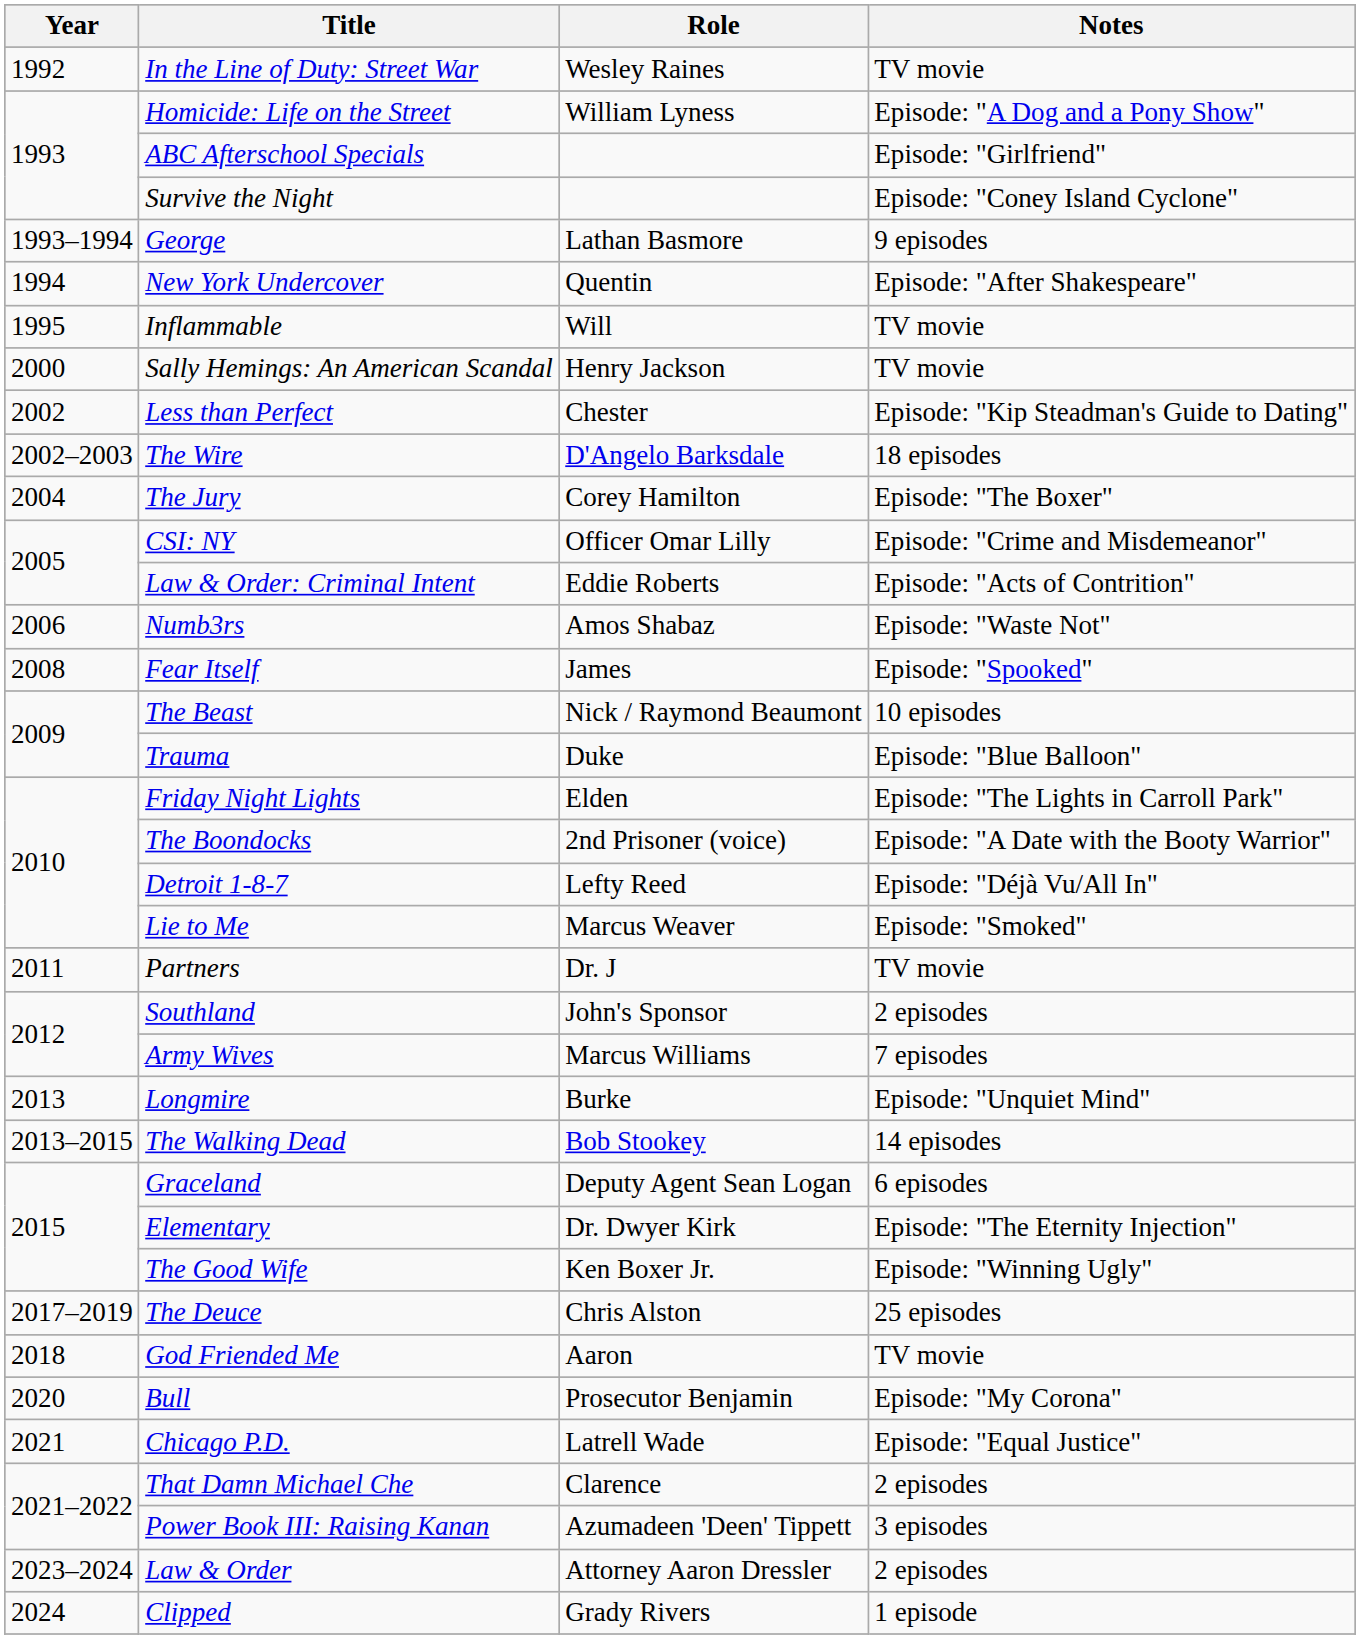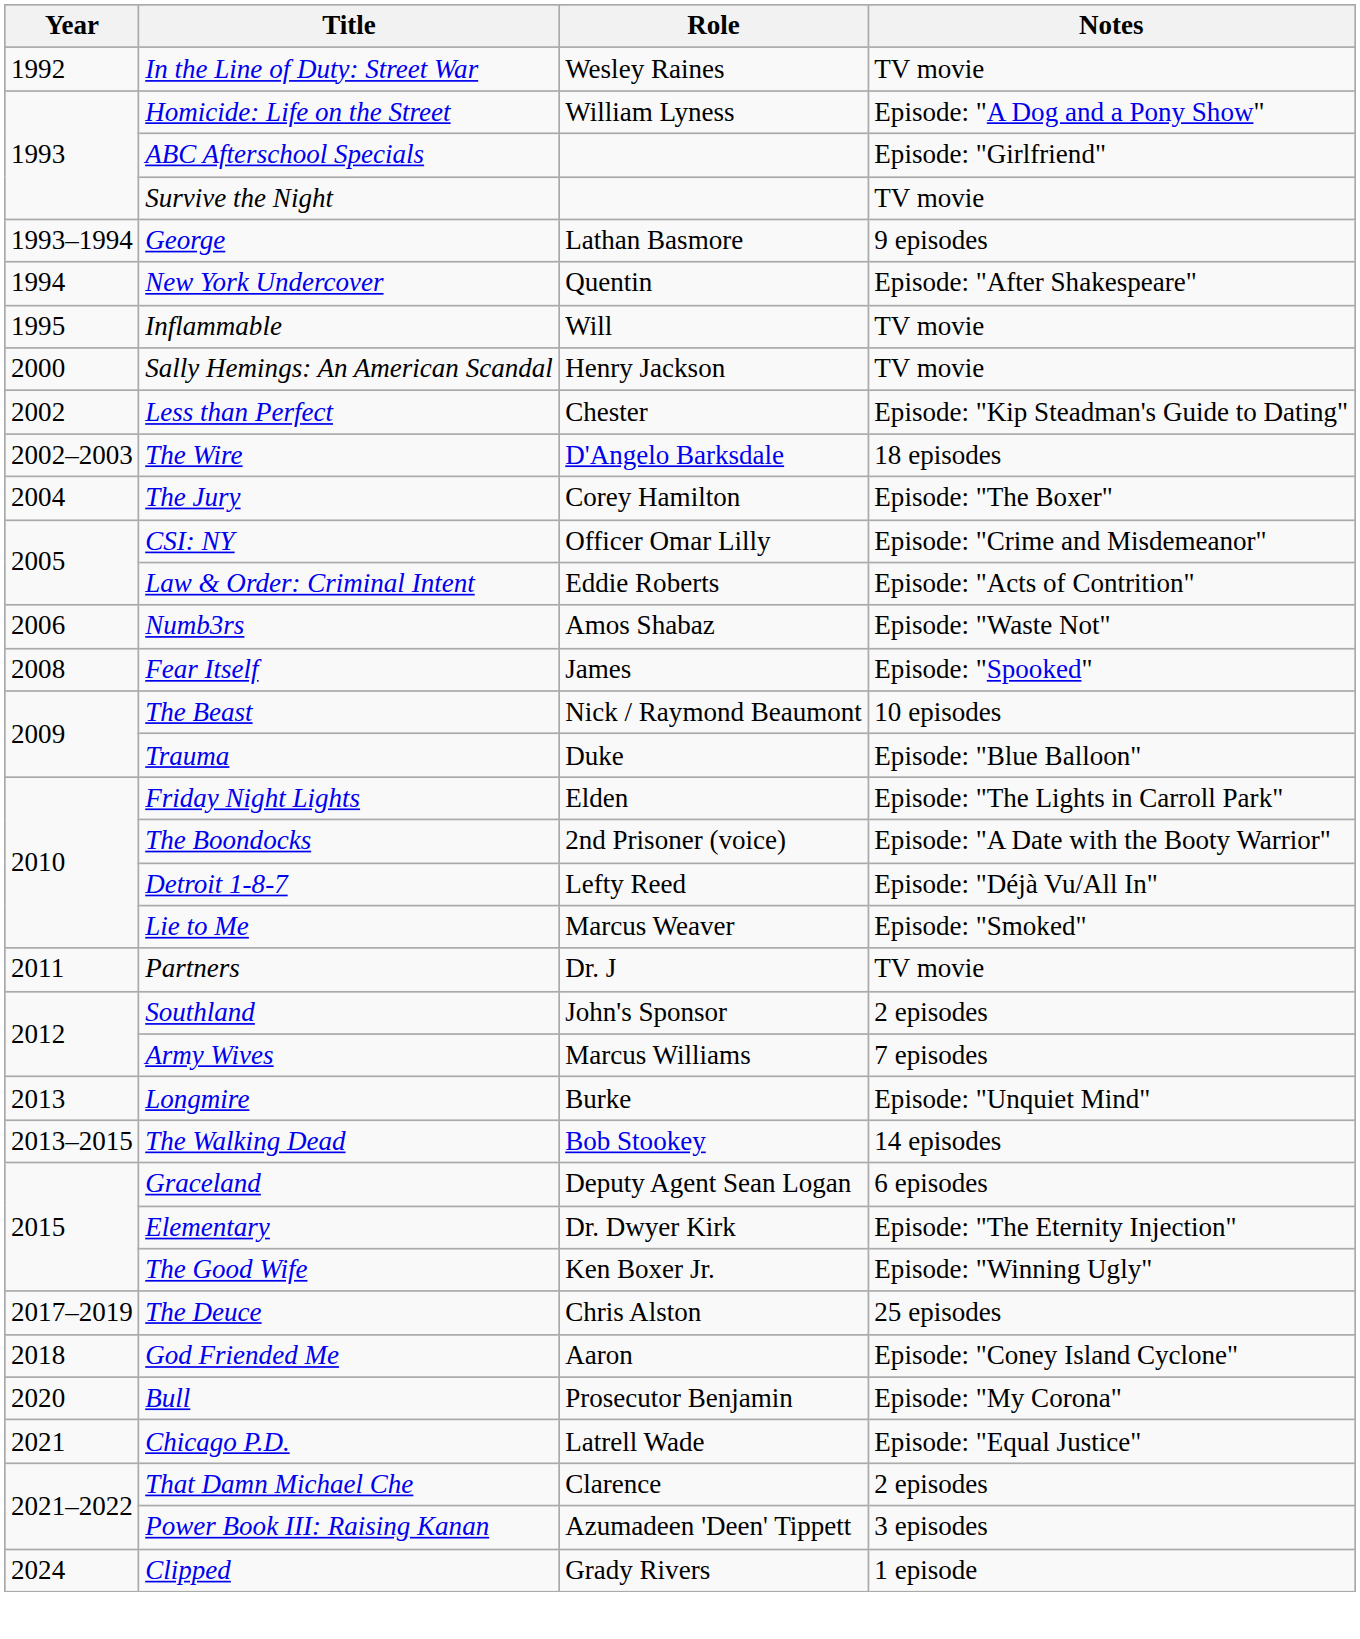(1056, 197) Episode: "Coney Island Cyclone" -> (929, 197) TV movie
(929, 1355) TV movie -> (1056, 1355) Episode: "Coney Island Cyclone"
- row: (218, 1569)
